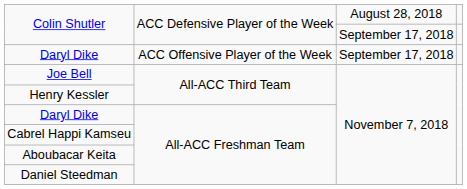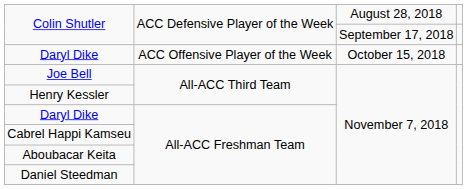(396, 54) September 17, 2018 -> (396, 54) October 15, 2018
